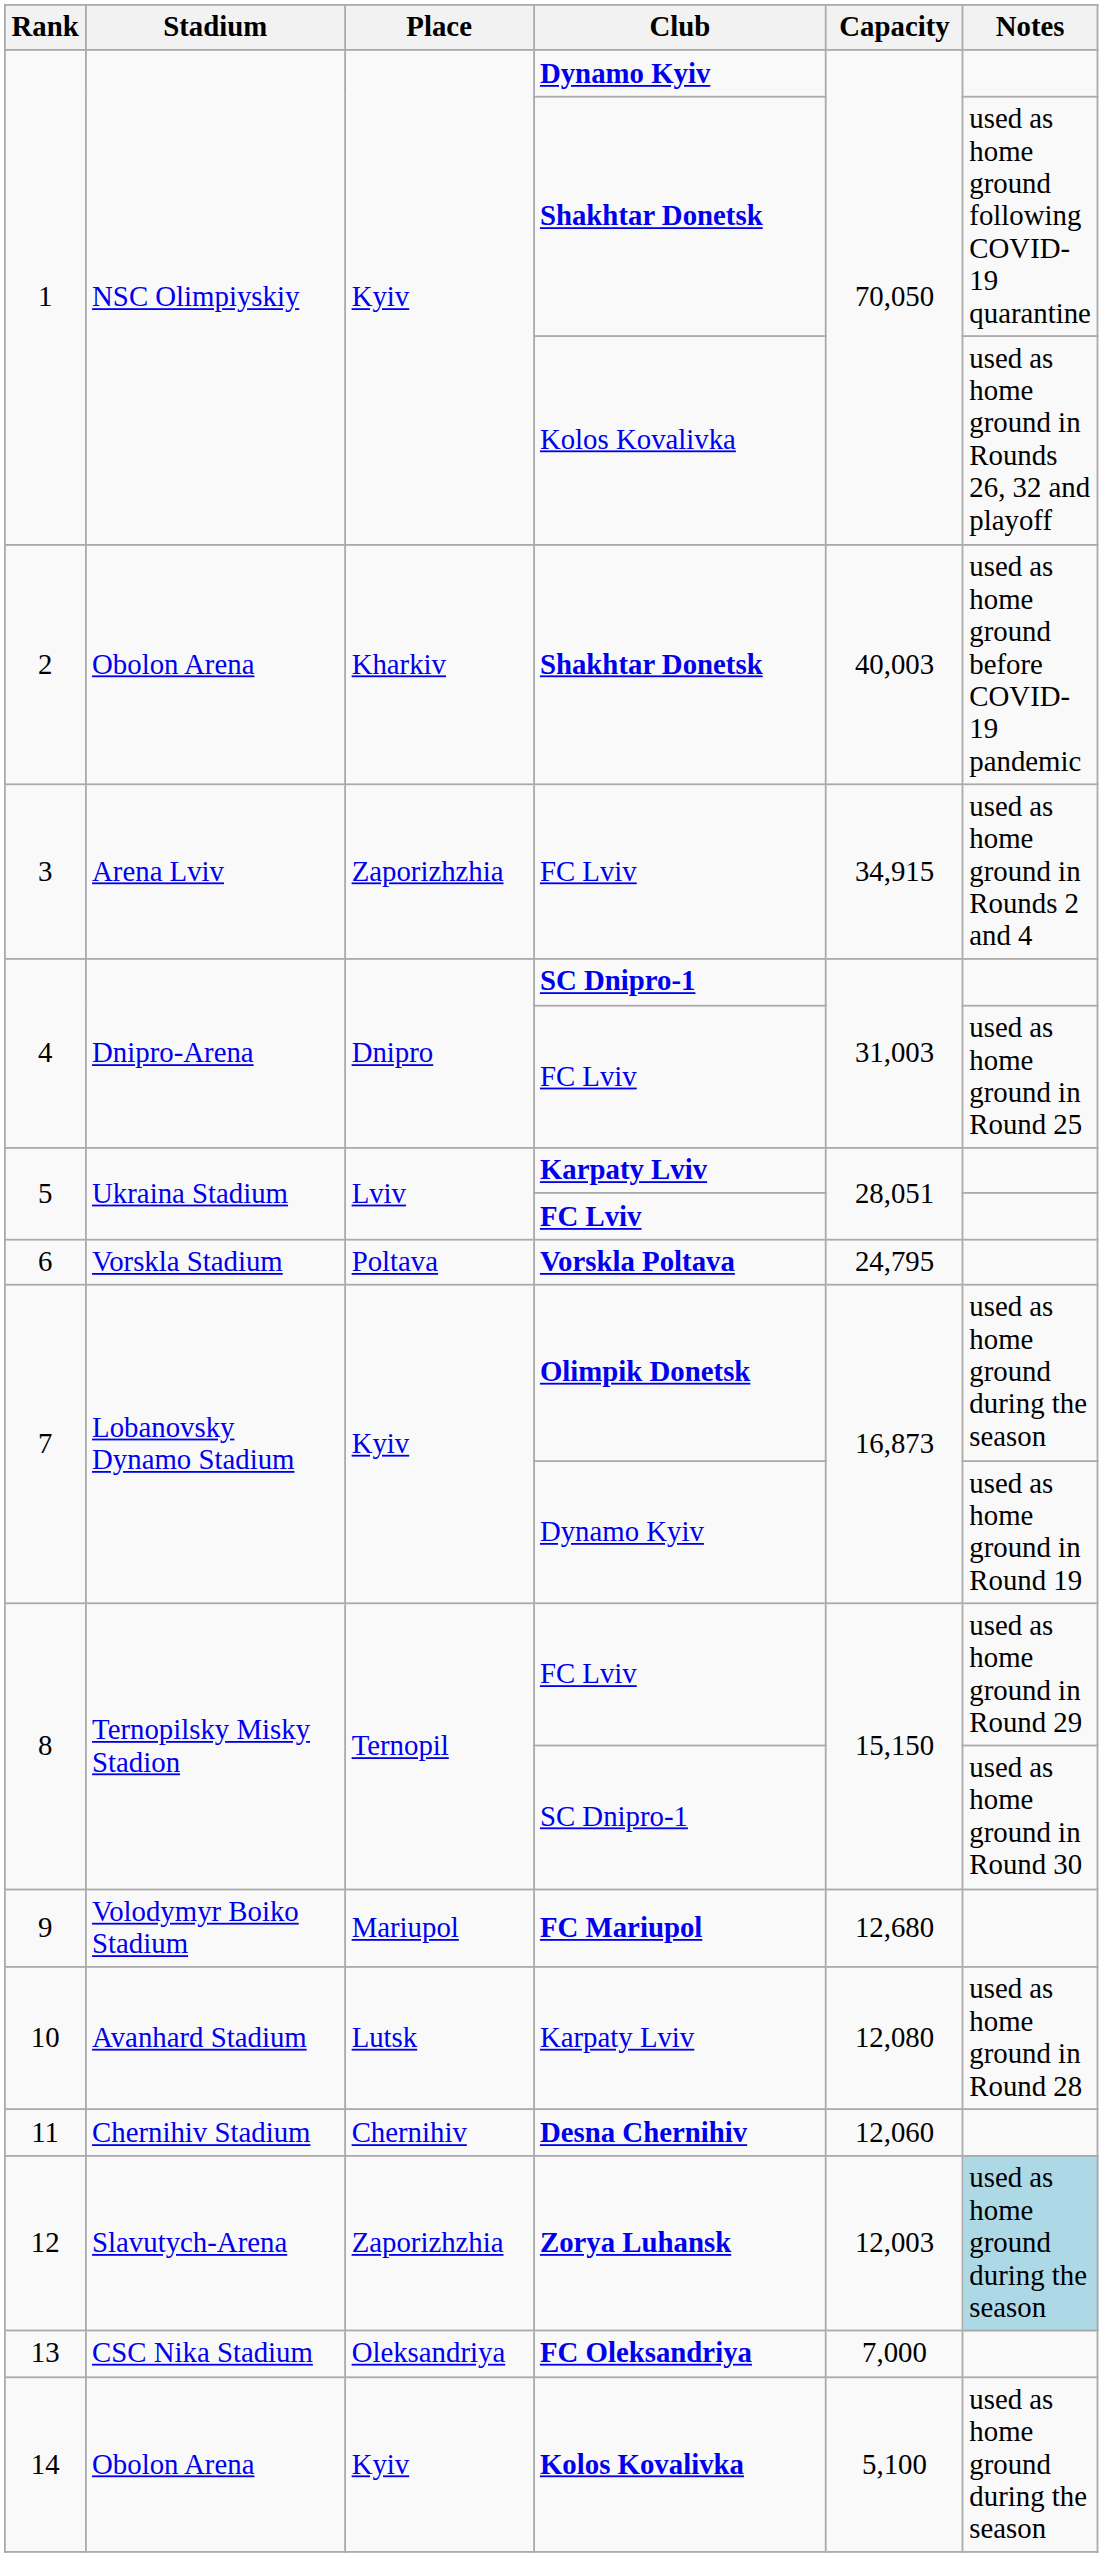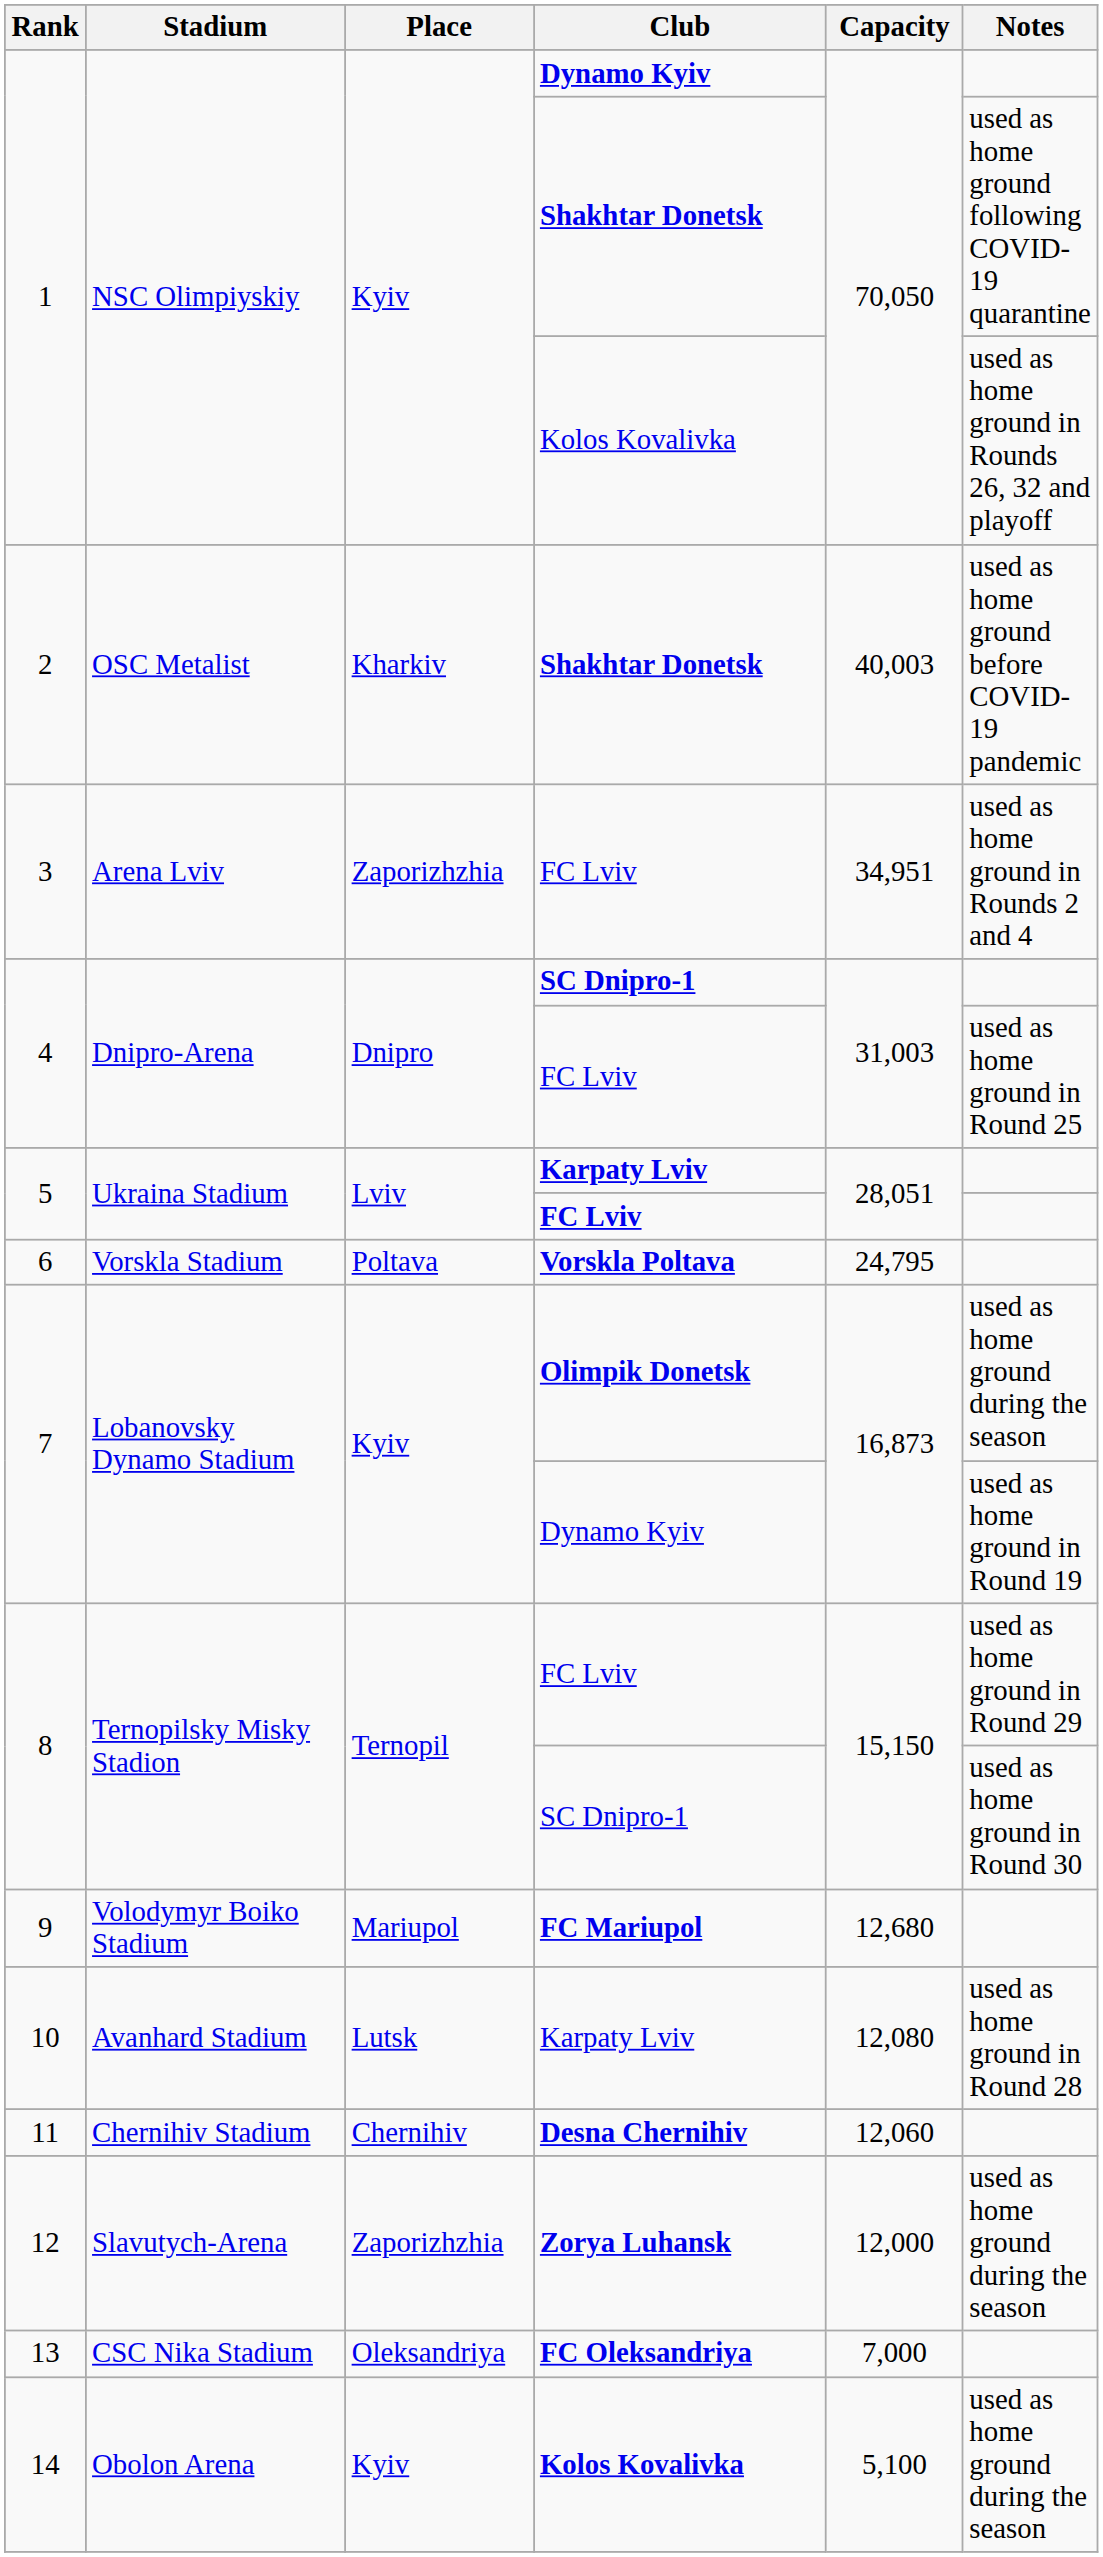(173, 663) Obolon Arena -> (171, 663) OSC Metalist
(894, 871) 34,915 -> (894, 871) 34,951
(894, 2242) 12,003 -> (894, 2242) 12,000
(1028, 2242) lightblue background -> (1028, 2242) no background
